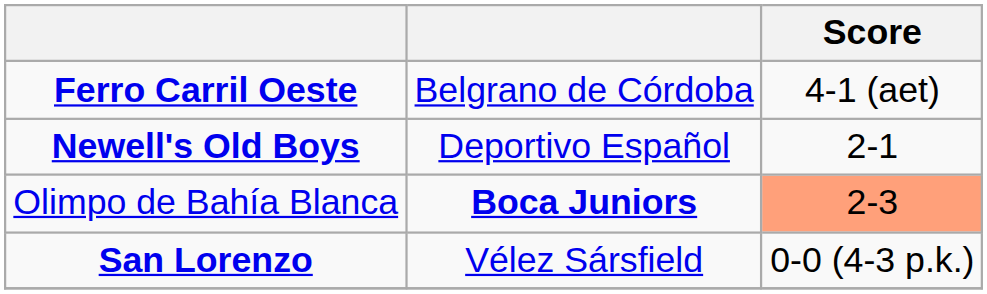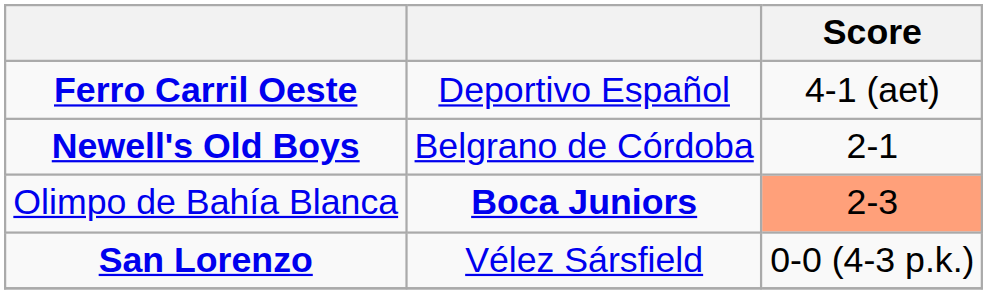(584, 89) Belgrano de Córdoba -> (584, 89) Deportivo Español
(584, 145) Deportivo Español -> (584, 145) Belgrano de Córdoba
